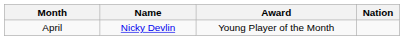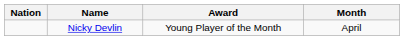columns swapped: (378, 12) <-> (52, 12)
